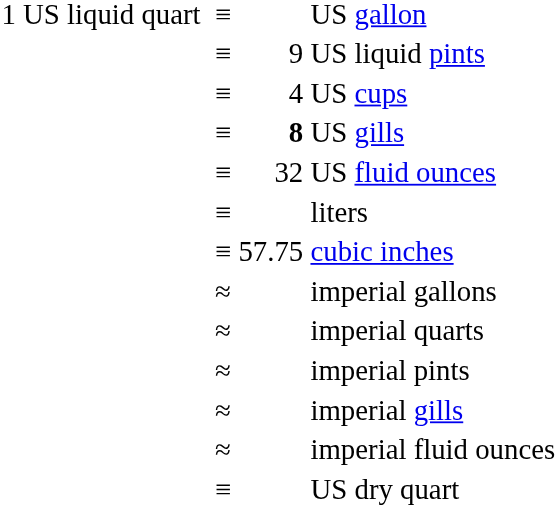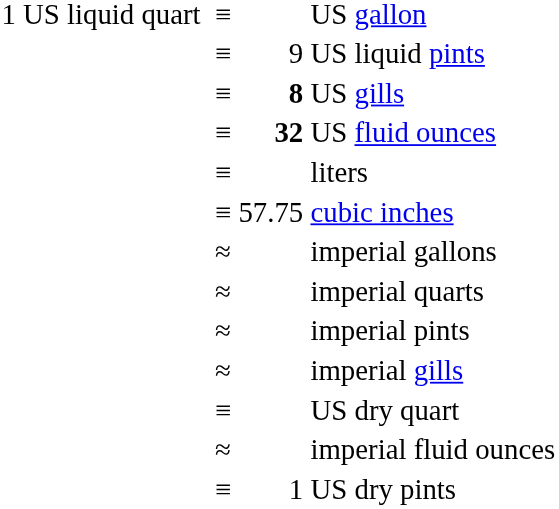- row: (359, 93)
(289, 172) normal -> (289, 132) bold
rows swapped: (433, 449) <-> (385, 489)
+ row: (383, 489)
